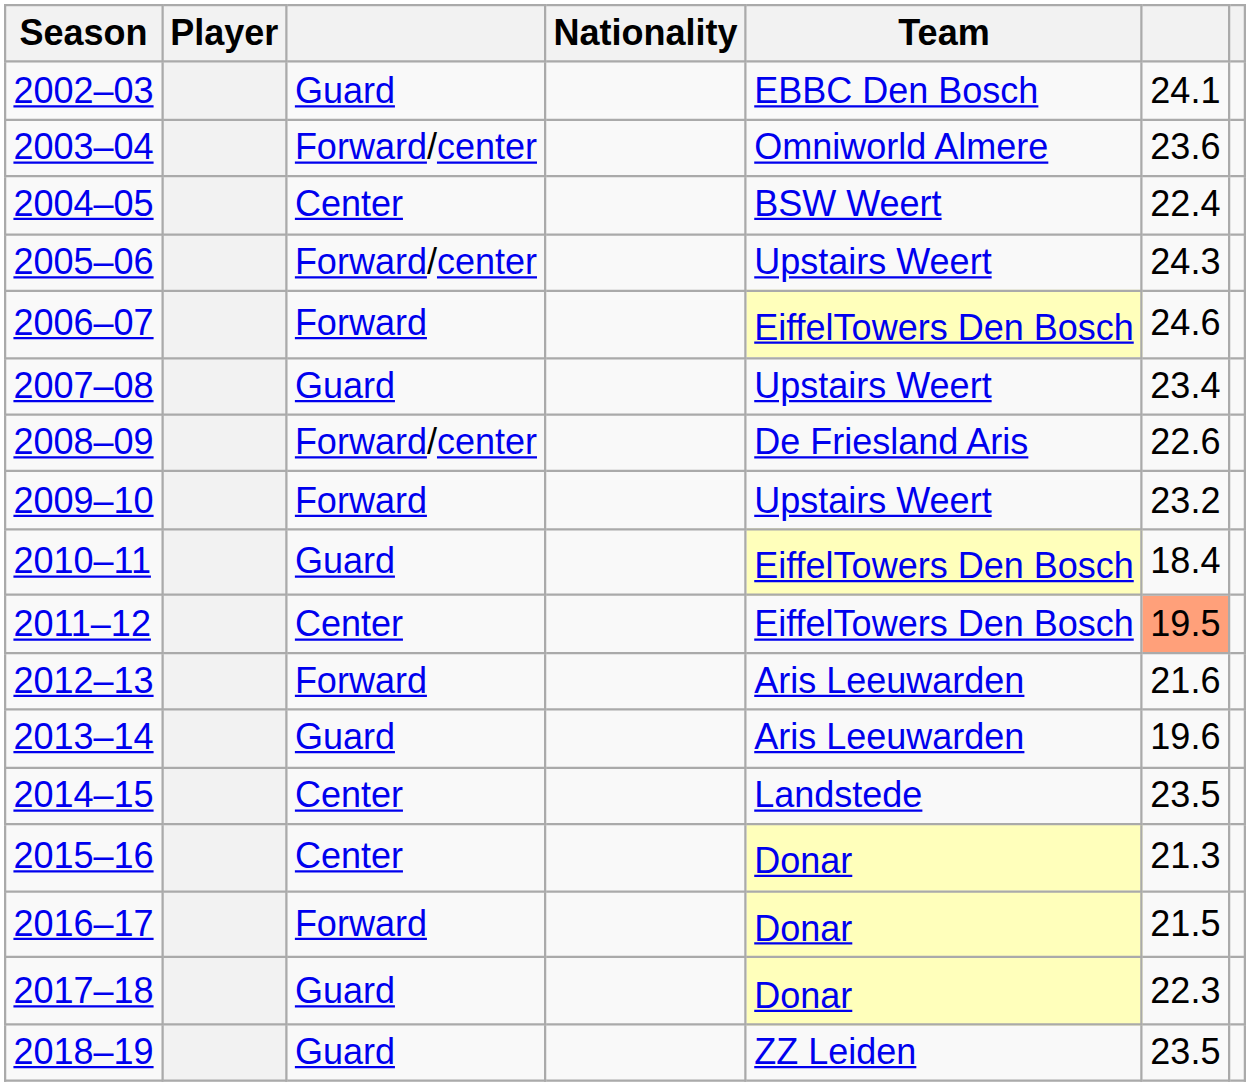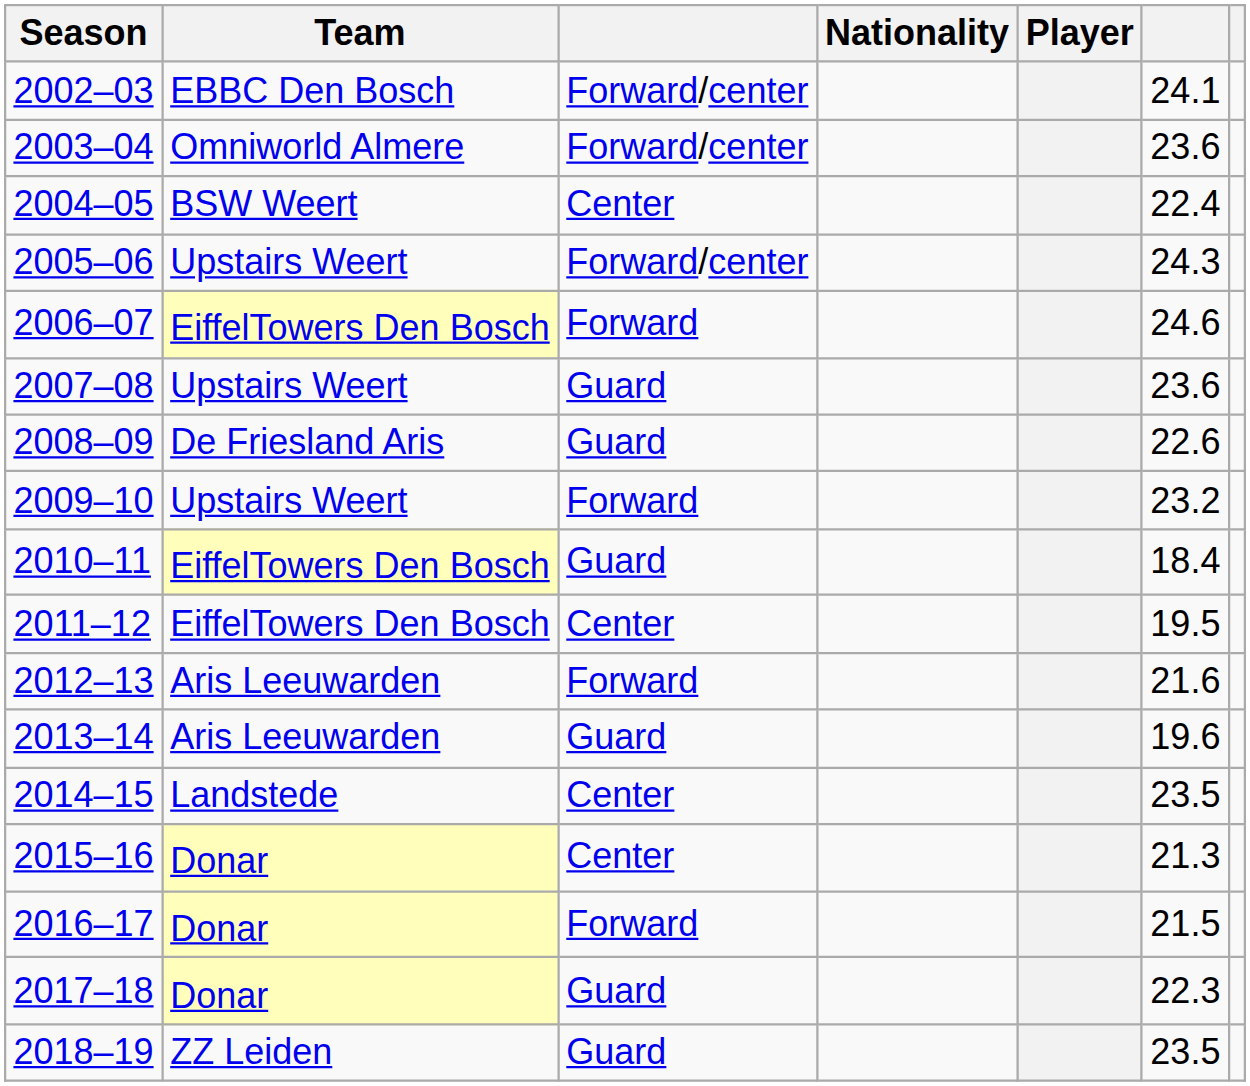columns swapped: (224, 33) <-> (944, 33)
(345, 90) Guard -> (687, 90) Forward/center
(1185, 385) 23.4 -> (1185, 385) 23.6
(416, 442) Forward/center -> (616, 442) Guard
(1185, 623) lightsalmon background -> (1185, 623) no background
